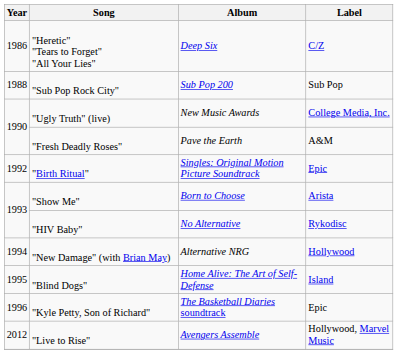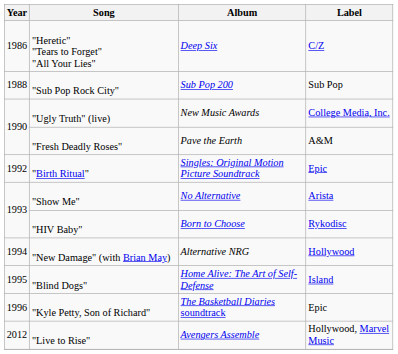(213, 196) Born to Choose -> (211, 196) No Alternative
(211, 224) No Alternative -> (213, 224) Born to Choose
